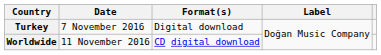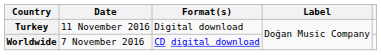(103, 27) 7 November 2016 -> (105, 27) 11 November 2016
(105, 42) 11 November 2016 -> (103, 42) 7 November 2016
